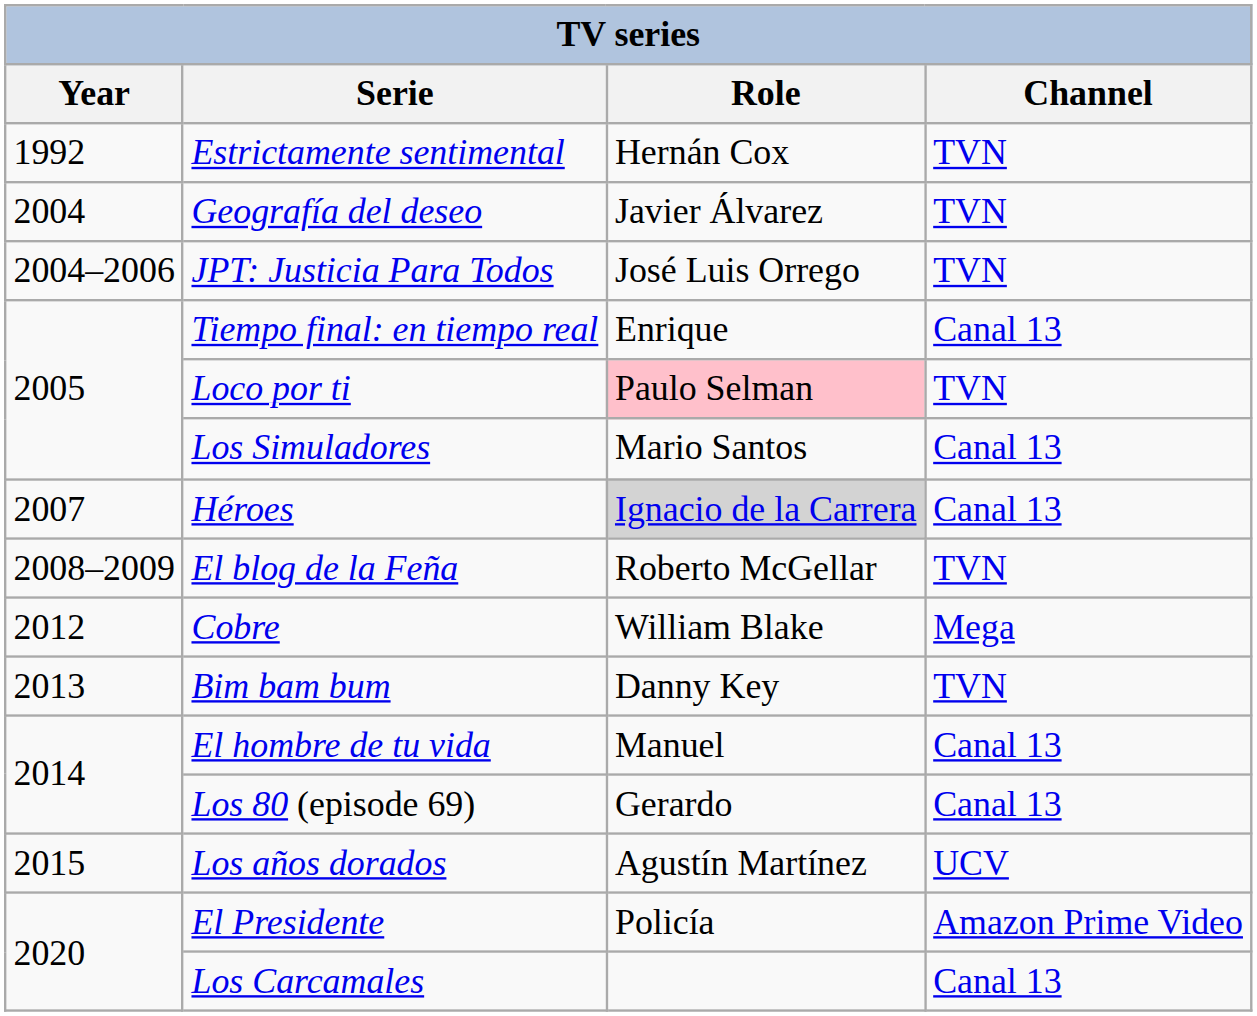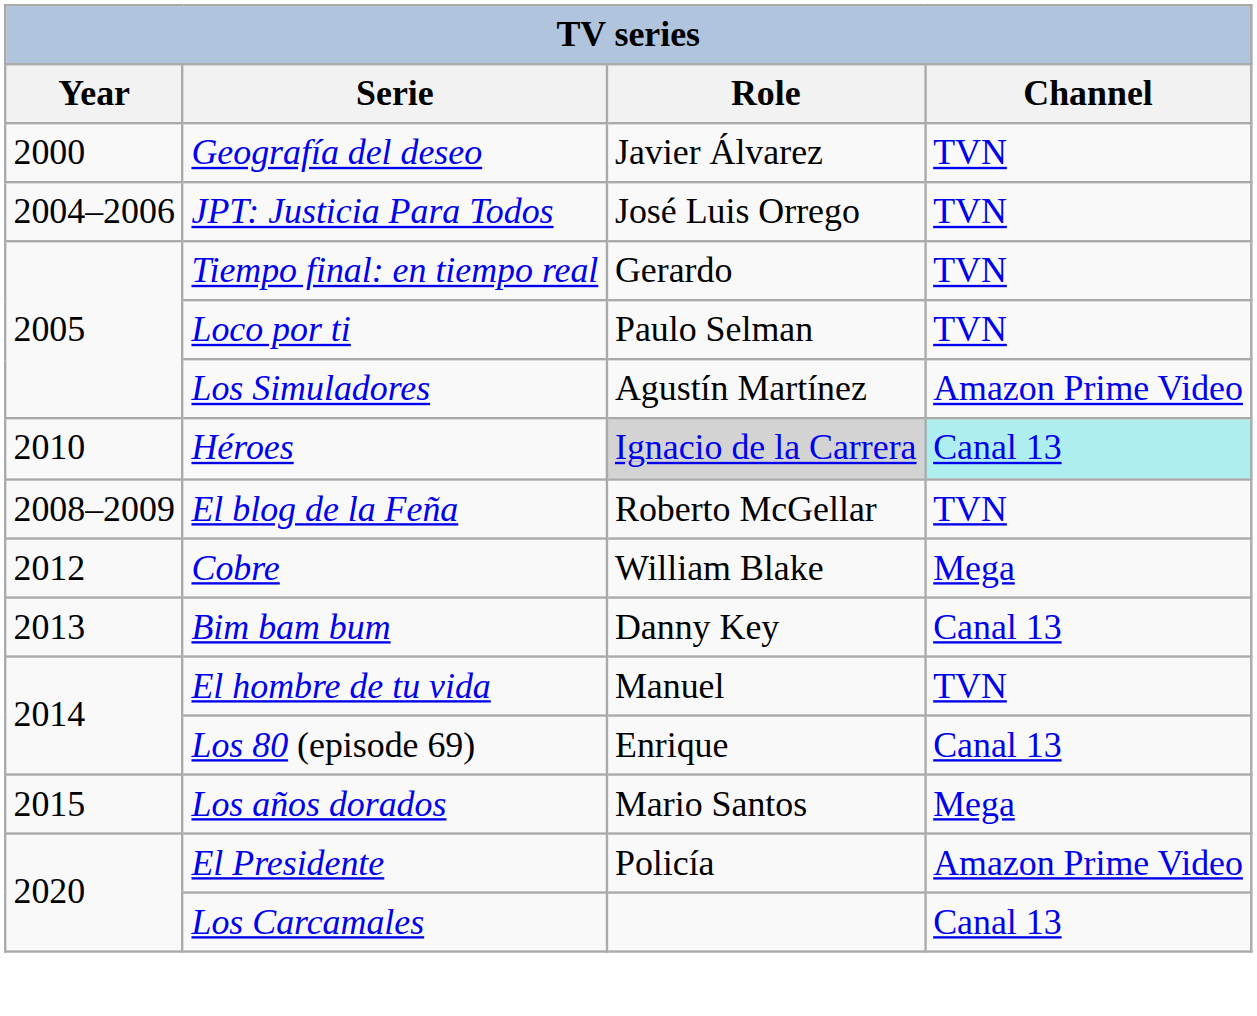- row: (378, 152)
(49, 211) 2004 -> (49, 152) 2000
(672, 329) Enrique -> (674, 270) Gerardo
(997, 329) Canal 13 -> (970, 270) TVN
(714, 389) pink background -> (714, 329) no background
(711, 448) Mario Santos -> (741, 389) Agustín Martínez
(997, 448) Canal 13 -> (1088, 389) Amazon Prime Video
(49, 507) 2007 -> (49, 448) 2010
(997, 507) no background -> (997, 448) paleturquoise background
(970, 684) TVN -> (997, 625) Canal 13
(997, 744) Canal 13 -> (970, 684) TVN
(674, 803) Gerardo -> (672, 744) Enrique
(741, 862) Agustín Martínez -> (711, 803) Mario Santos
(971, 862) UCV -> (974, 803) Mega
